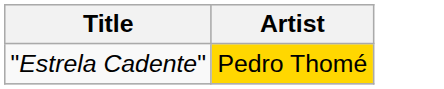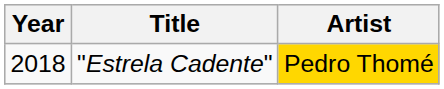+ column: (38, 24)
